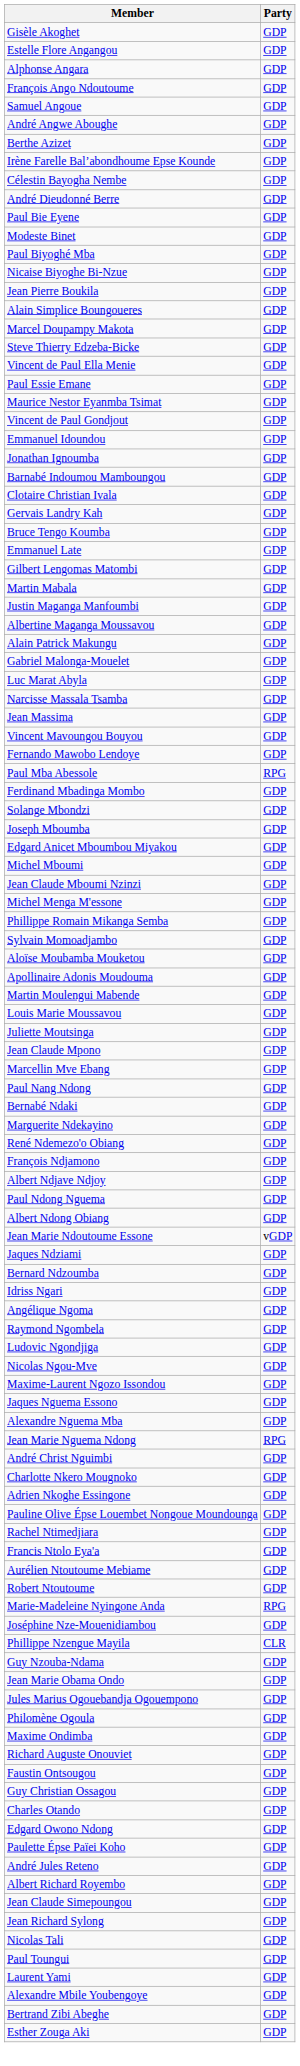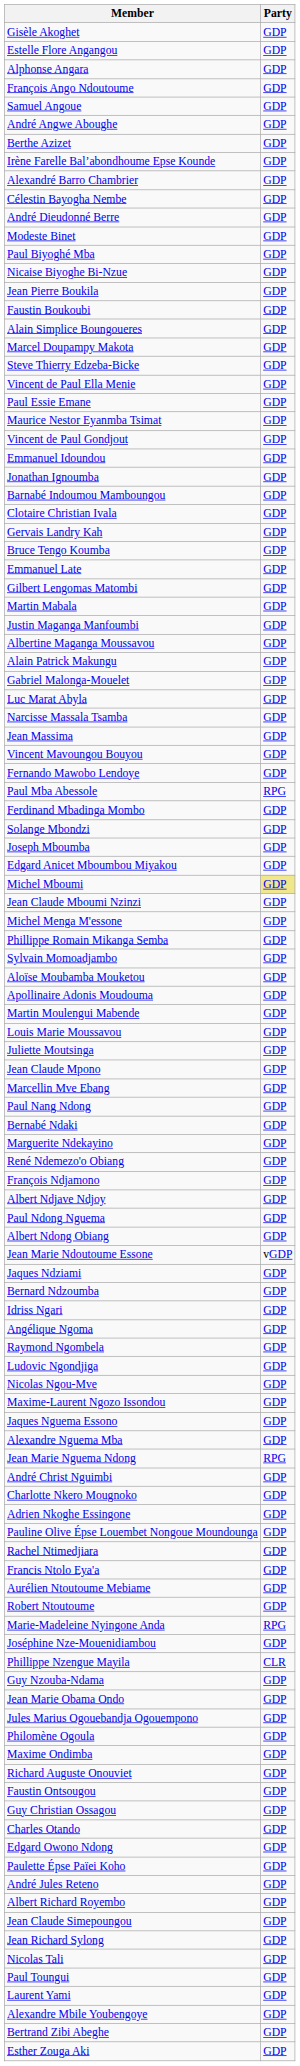+ row: (73, 180)
- row: (43, 217)
+ row: (49, 310)
(275, 865) no background -> (275, 884) khaki background
